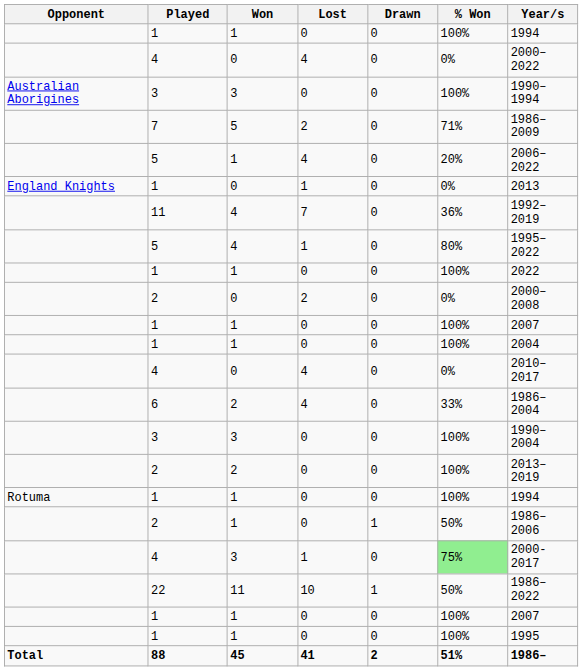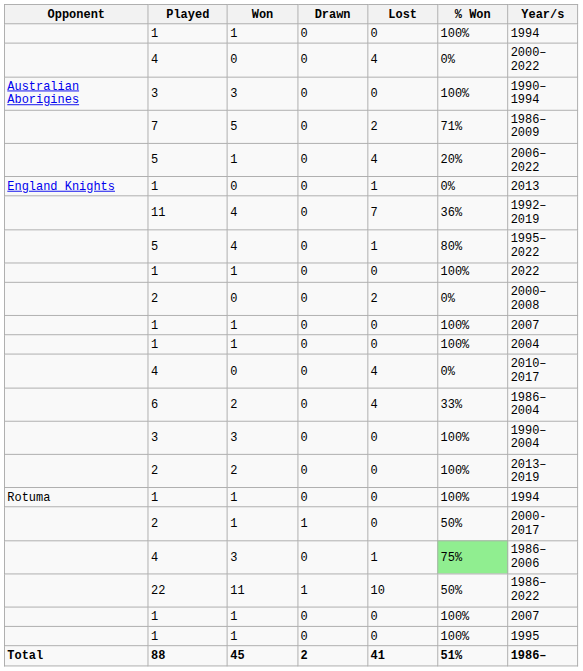columns swapped: (403, 14) <-> (333, 14)
(529, 524) 1986–2006 -> (529, 524) 2000-2017
(529, 557) 2000-2017 -> (529, 557) 1986–2006
